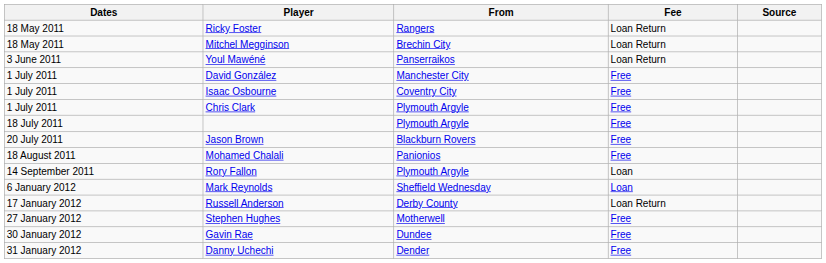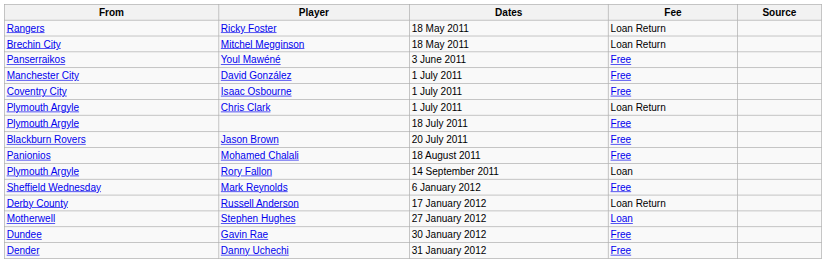columns swapped: (104, 12) <-> (501, 12)
(638, 60) Loan Return -> (621, 60) Free
(621, 108) Free -> (638, 108) Loan Return
(622, 187) Loan -> (621, 187) Free
(621, 219) Free -> (622, 219) Loan
